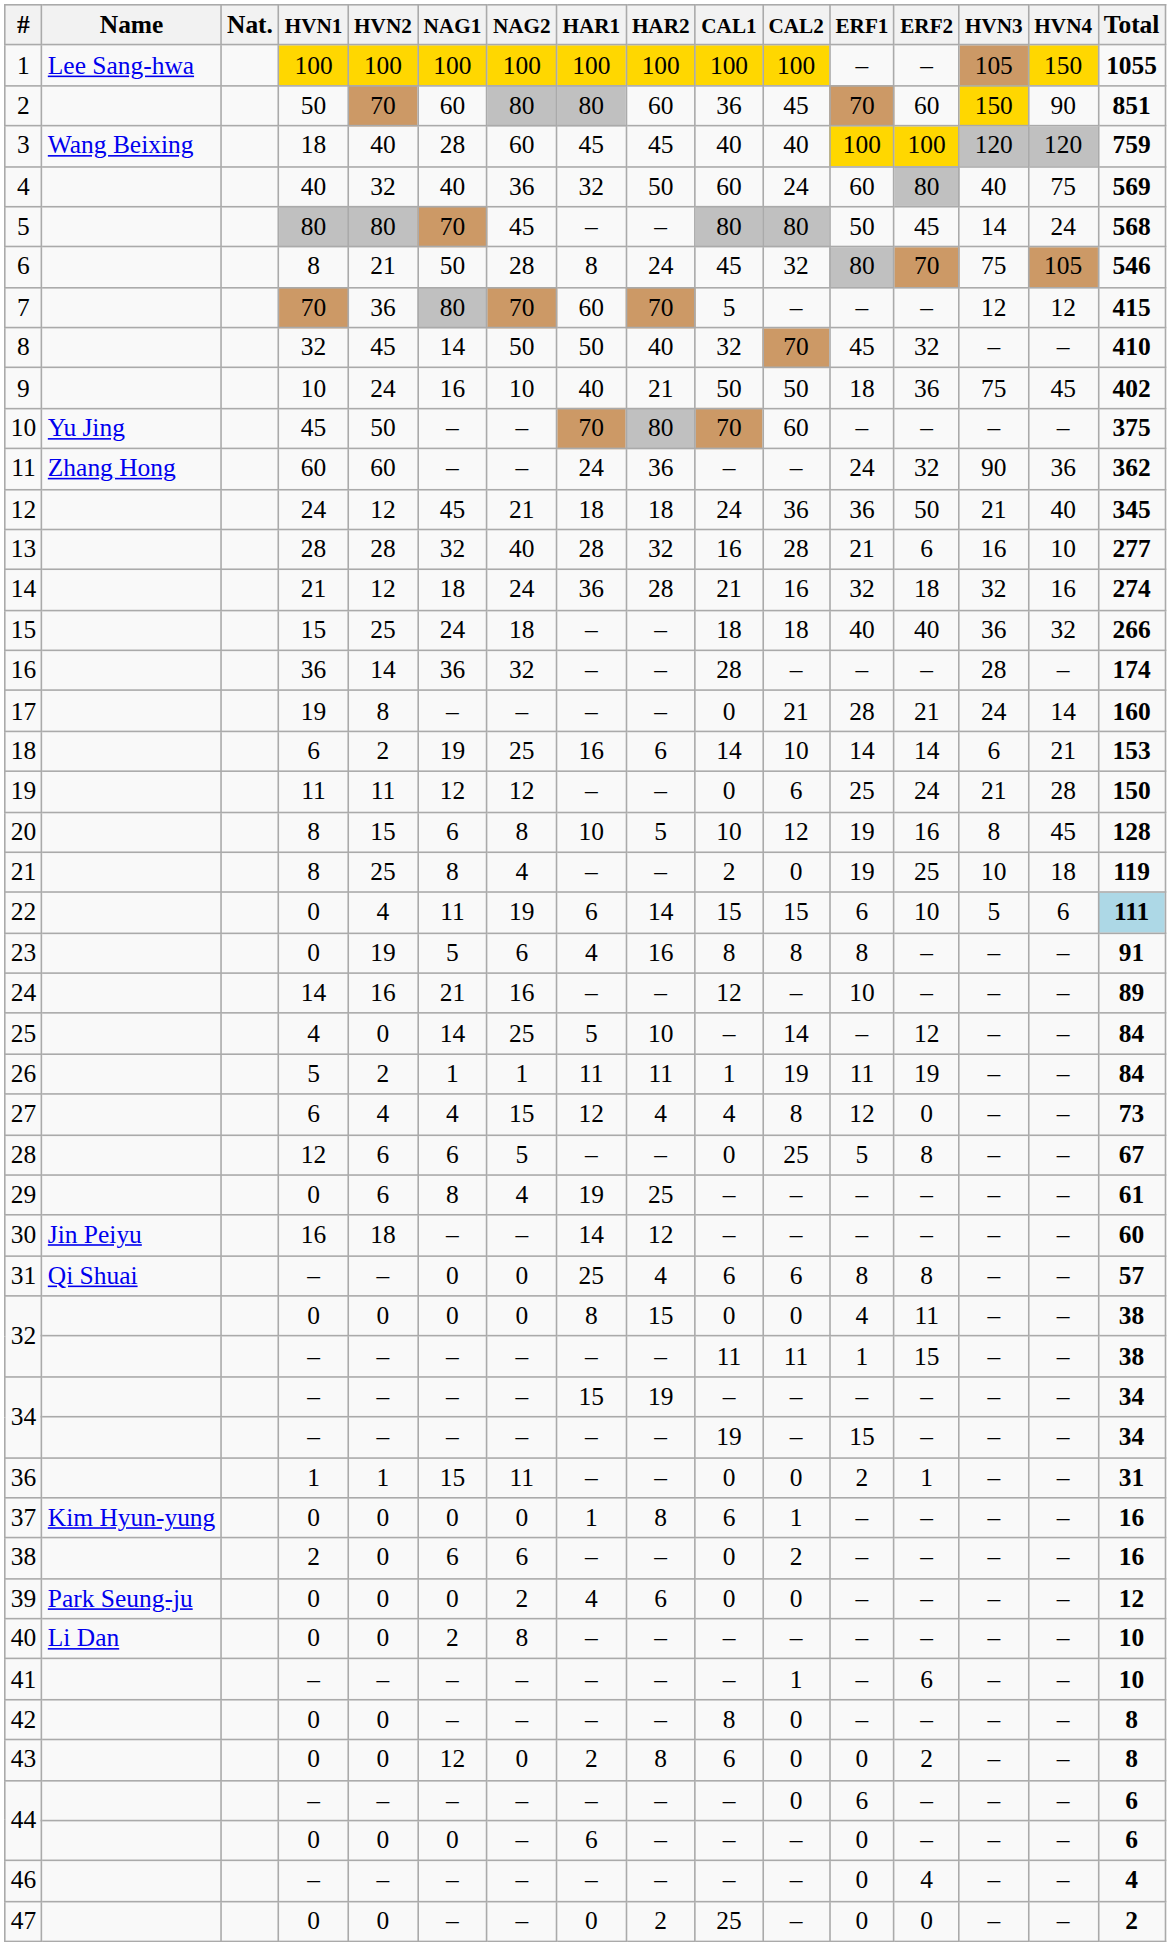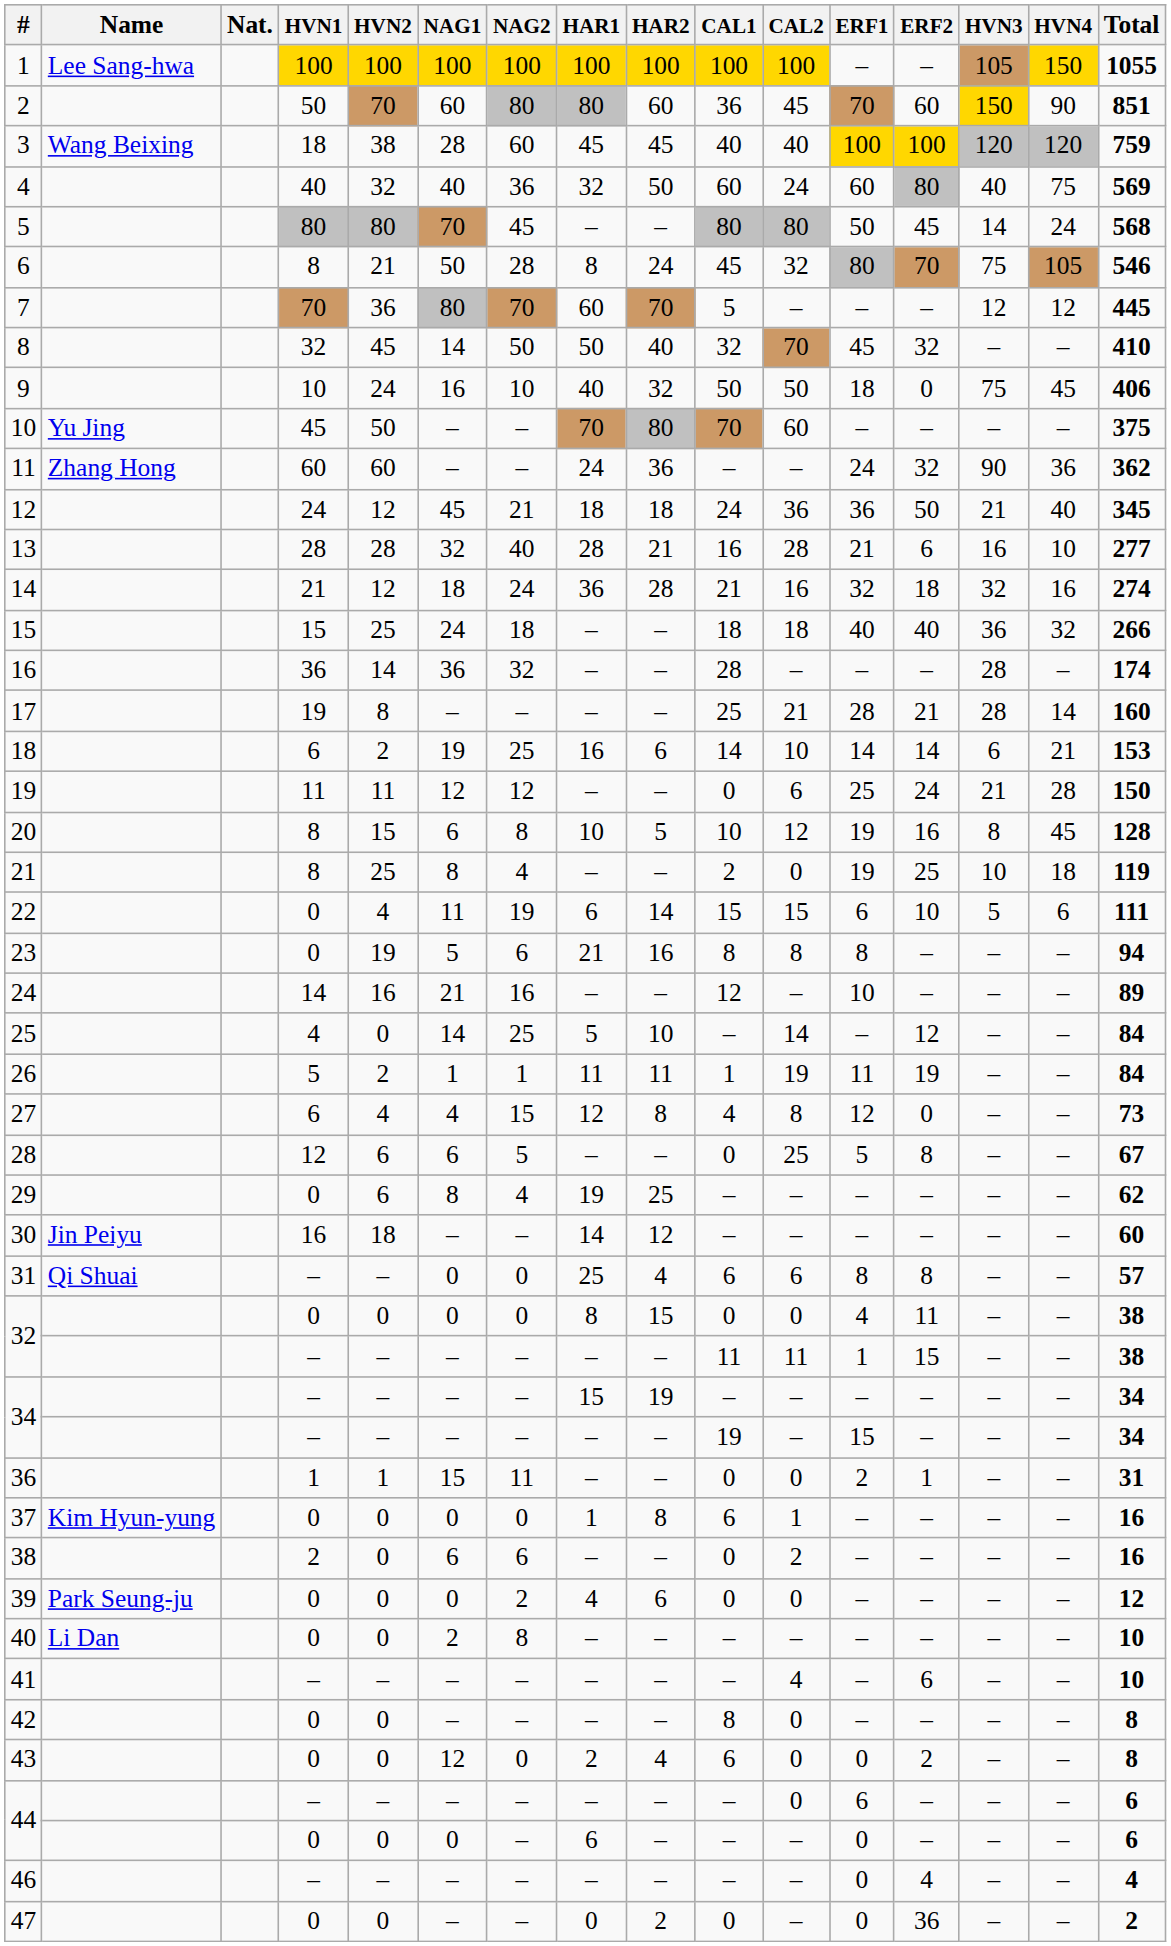(383, 145) 40 -> (383, 145) 38
(1132, 307) 415 -> (1132, 307) 445
(661, 387) 21 -> (661, 387) 32
(927, 387) 36 -> (927, 387) 0
(1132, 387) 402 -> (1132, 387) 406
(661, 549) 32 -> (661, 549) 21
(729, 710) 0 -> (729, 710) 25
(994, 710) 24 -> (994, 710) 28
(1132, 912) lightblue background -> (1132, 912) no background
(591, 952) 4 -> (591, 952) 21
(1132, 952) 91 -> (1132, 952) 94
(661, 1114) 4 -> (661, 1114) 8
(1132, 1194) 61 -> (1132, 1194) 62
(796, 1678) 1 -> (796, 1678) 4
(661, 1759) 8 -> (661, 1759) 4
(729, 1920) 25 -> (729, 1920) 0
(927, 1920) 0 -> (927, 1920) 36
